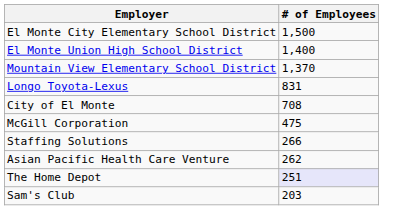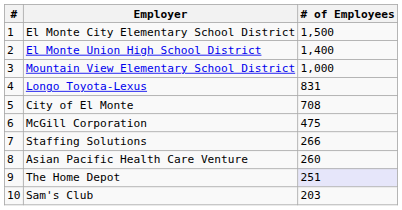+ column: (14, 14)
(298, 68) 1,370 -> (317, 68) 1,000
(292, 159) 262 -> (311, 159) 260
